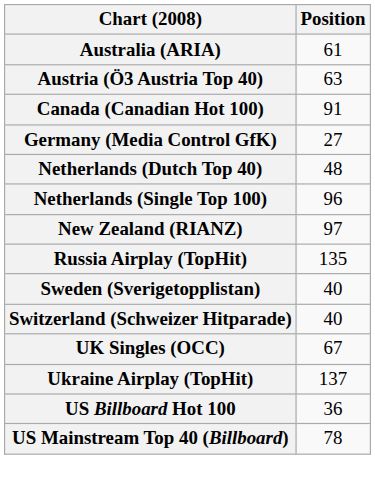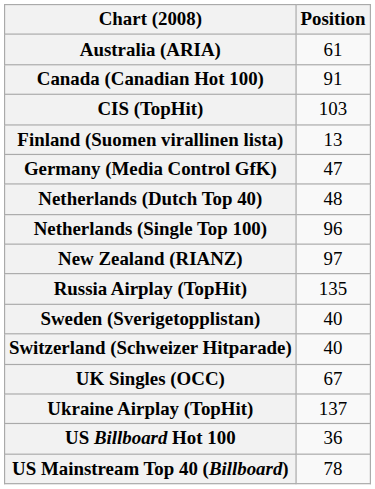- row: (150, 79)
+ row: (150, 109)
+ row: (150, 139)
(333, 139) 27 -> (333, 169) 47
